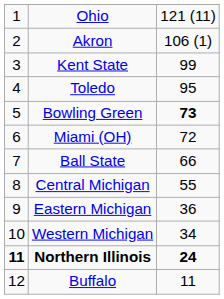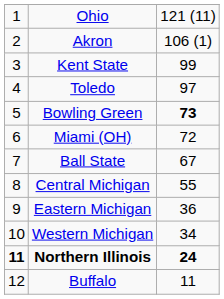(188, 88) 95 -> (188, 88) 97
(188, 161) 66 -> (188, 161) 67
